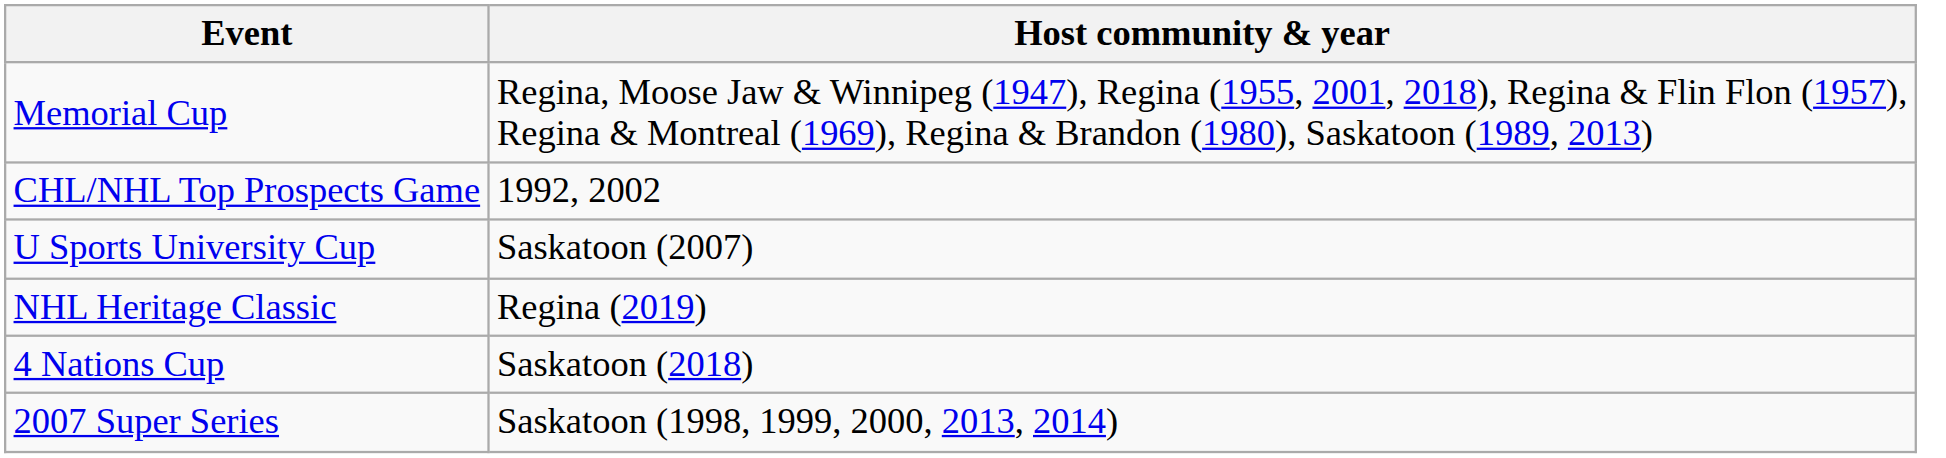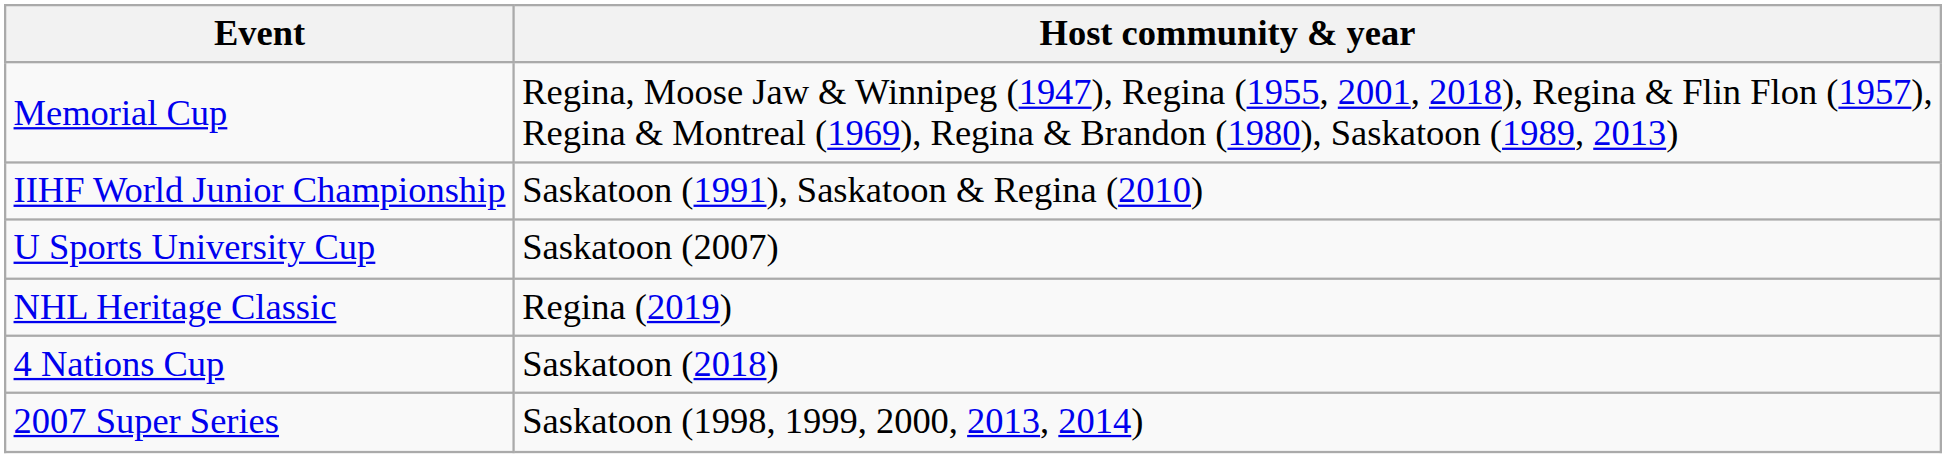+ row: (260, 190)
- row: (247, 190)
